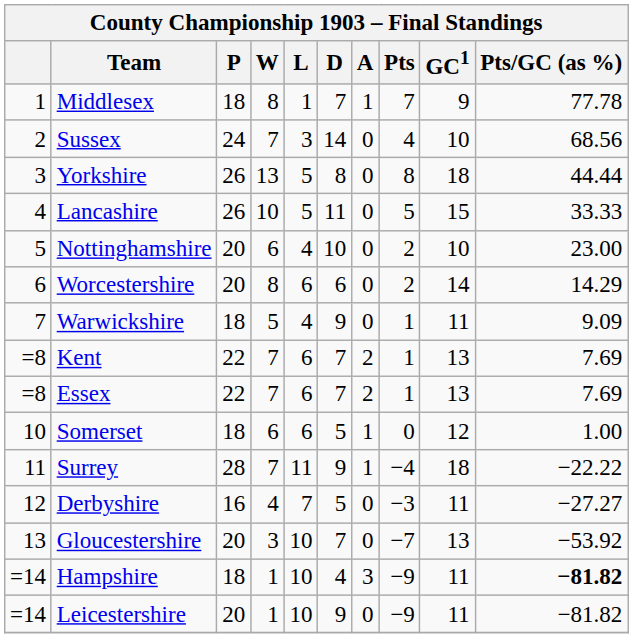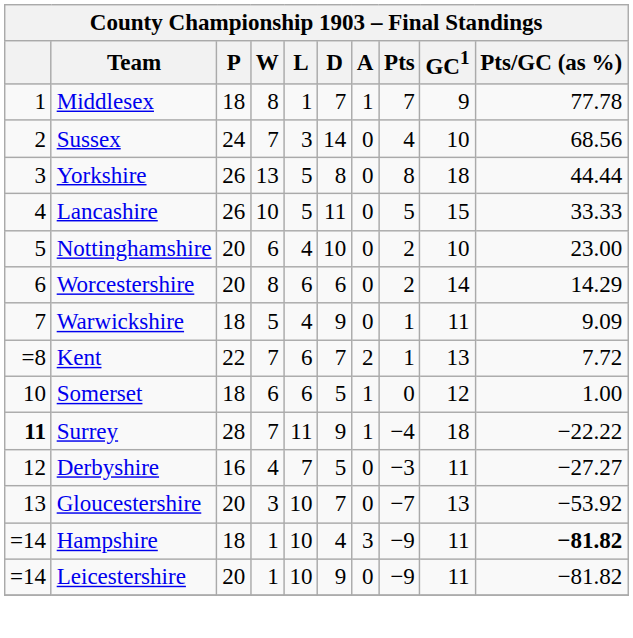(602, 357) 7.69 -> (602, 357) 7.72
- row: (84, 394)
(35, 467) normal -> (35, 430) bold
